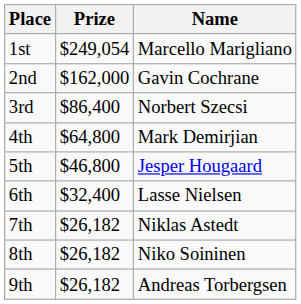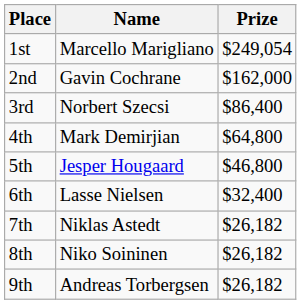columns swapped: (215, 19) <-> (94, 19)
